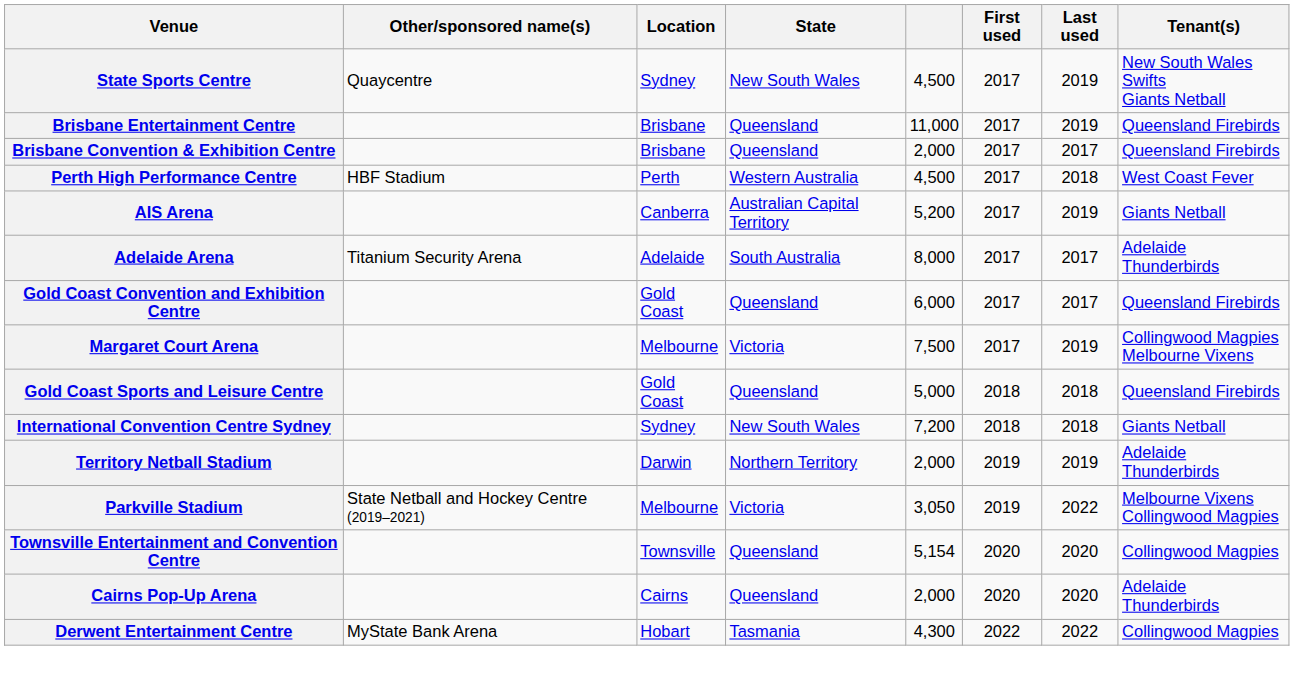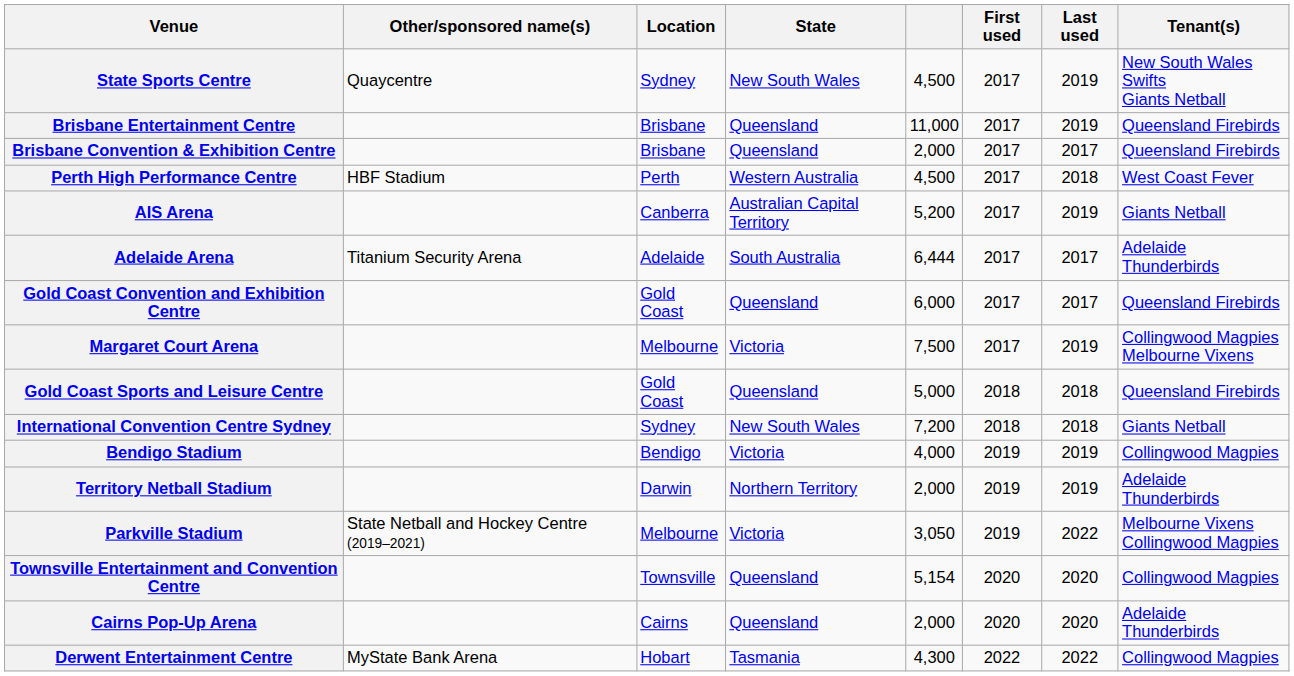(934, 257) 8,000 -> (934, 257) 6,444
+ row: (174, 453)
